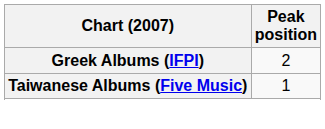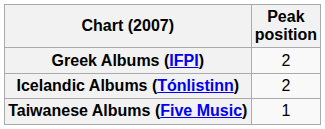+ row: (128, 85)
